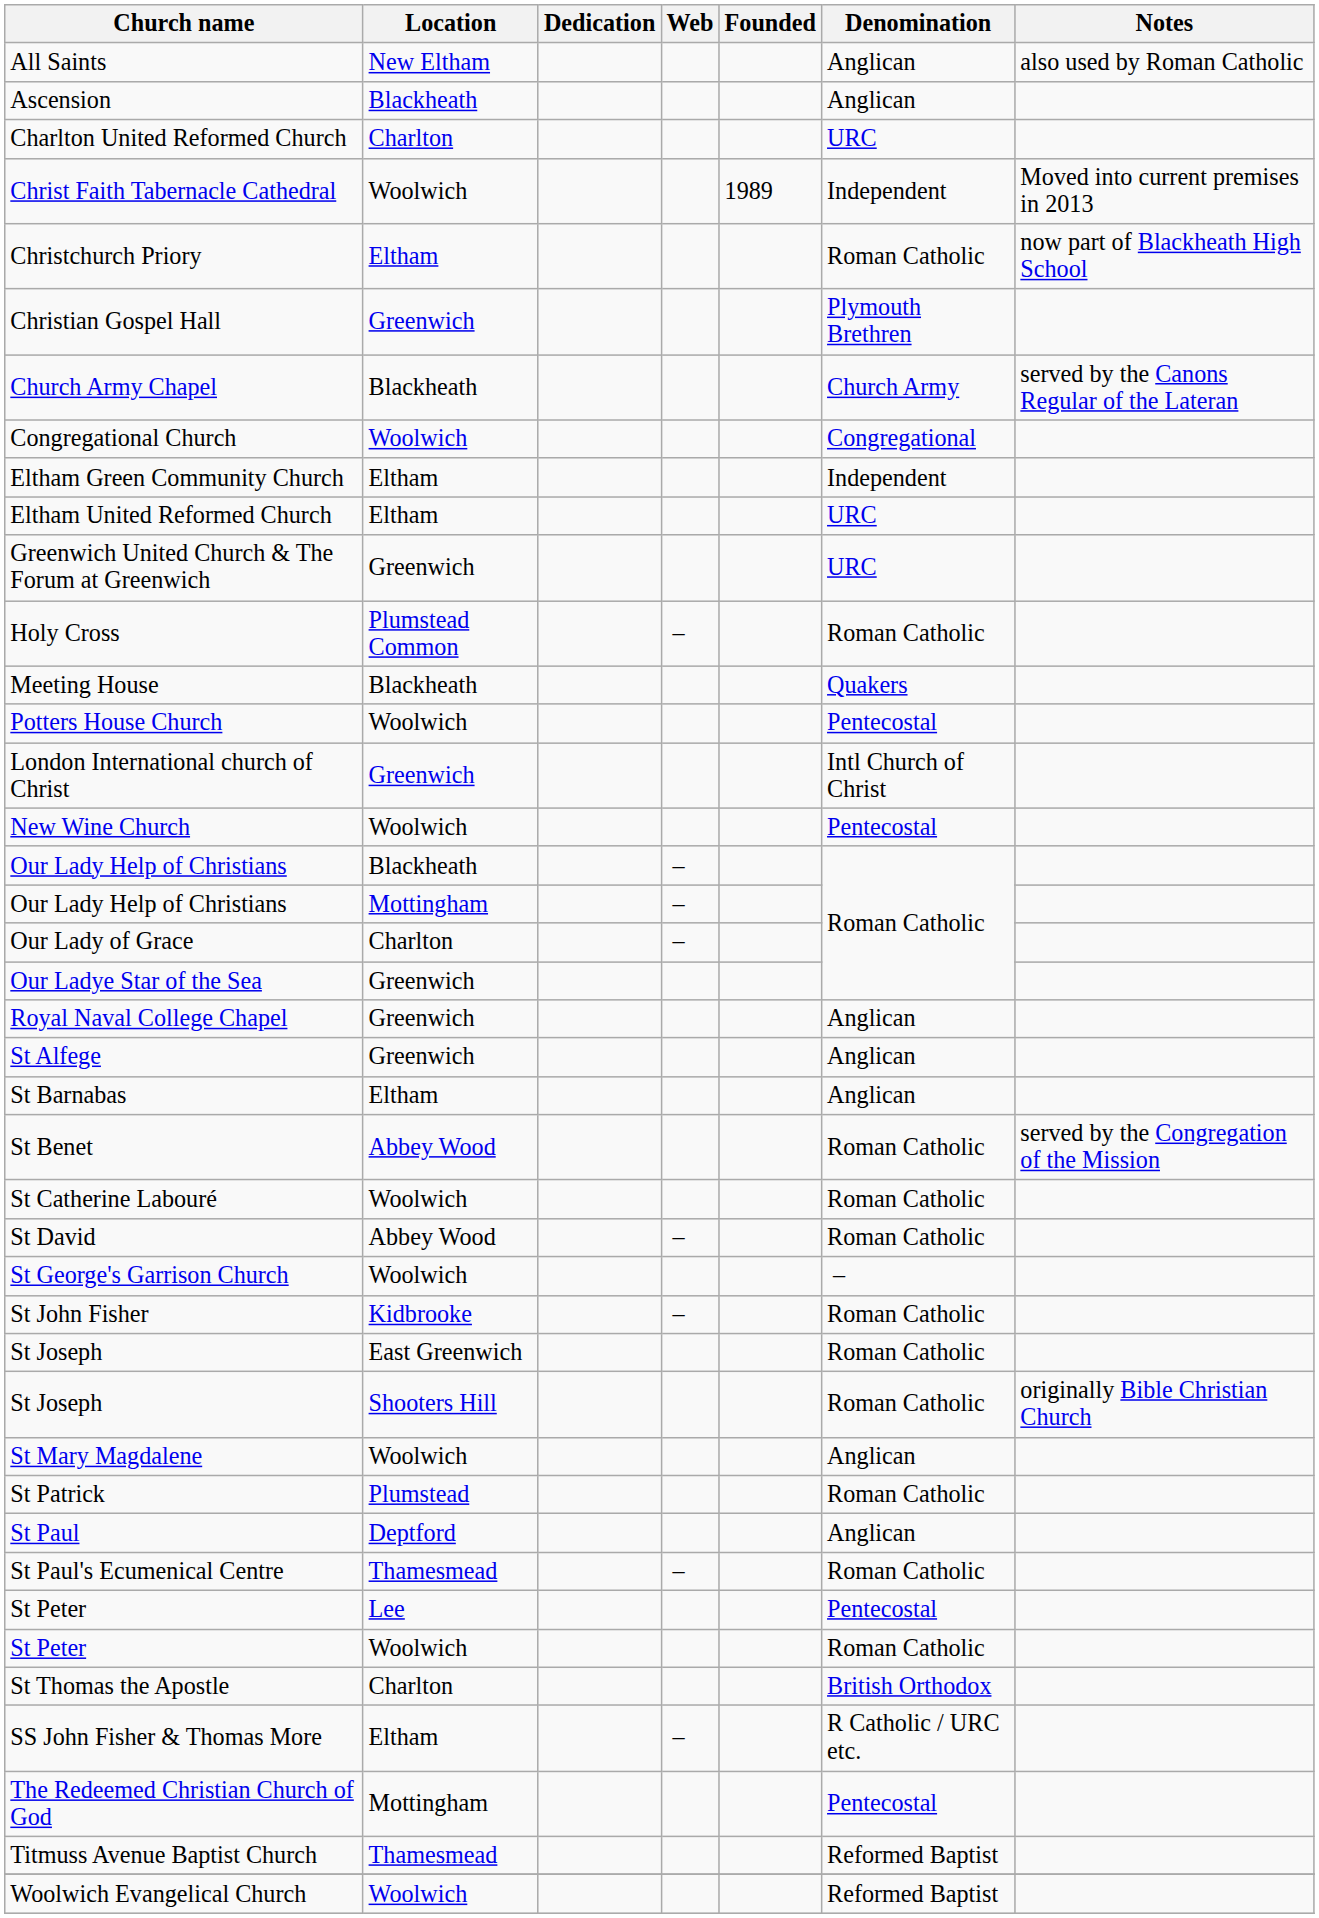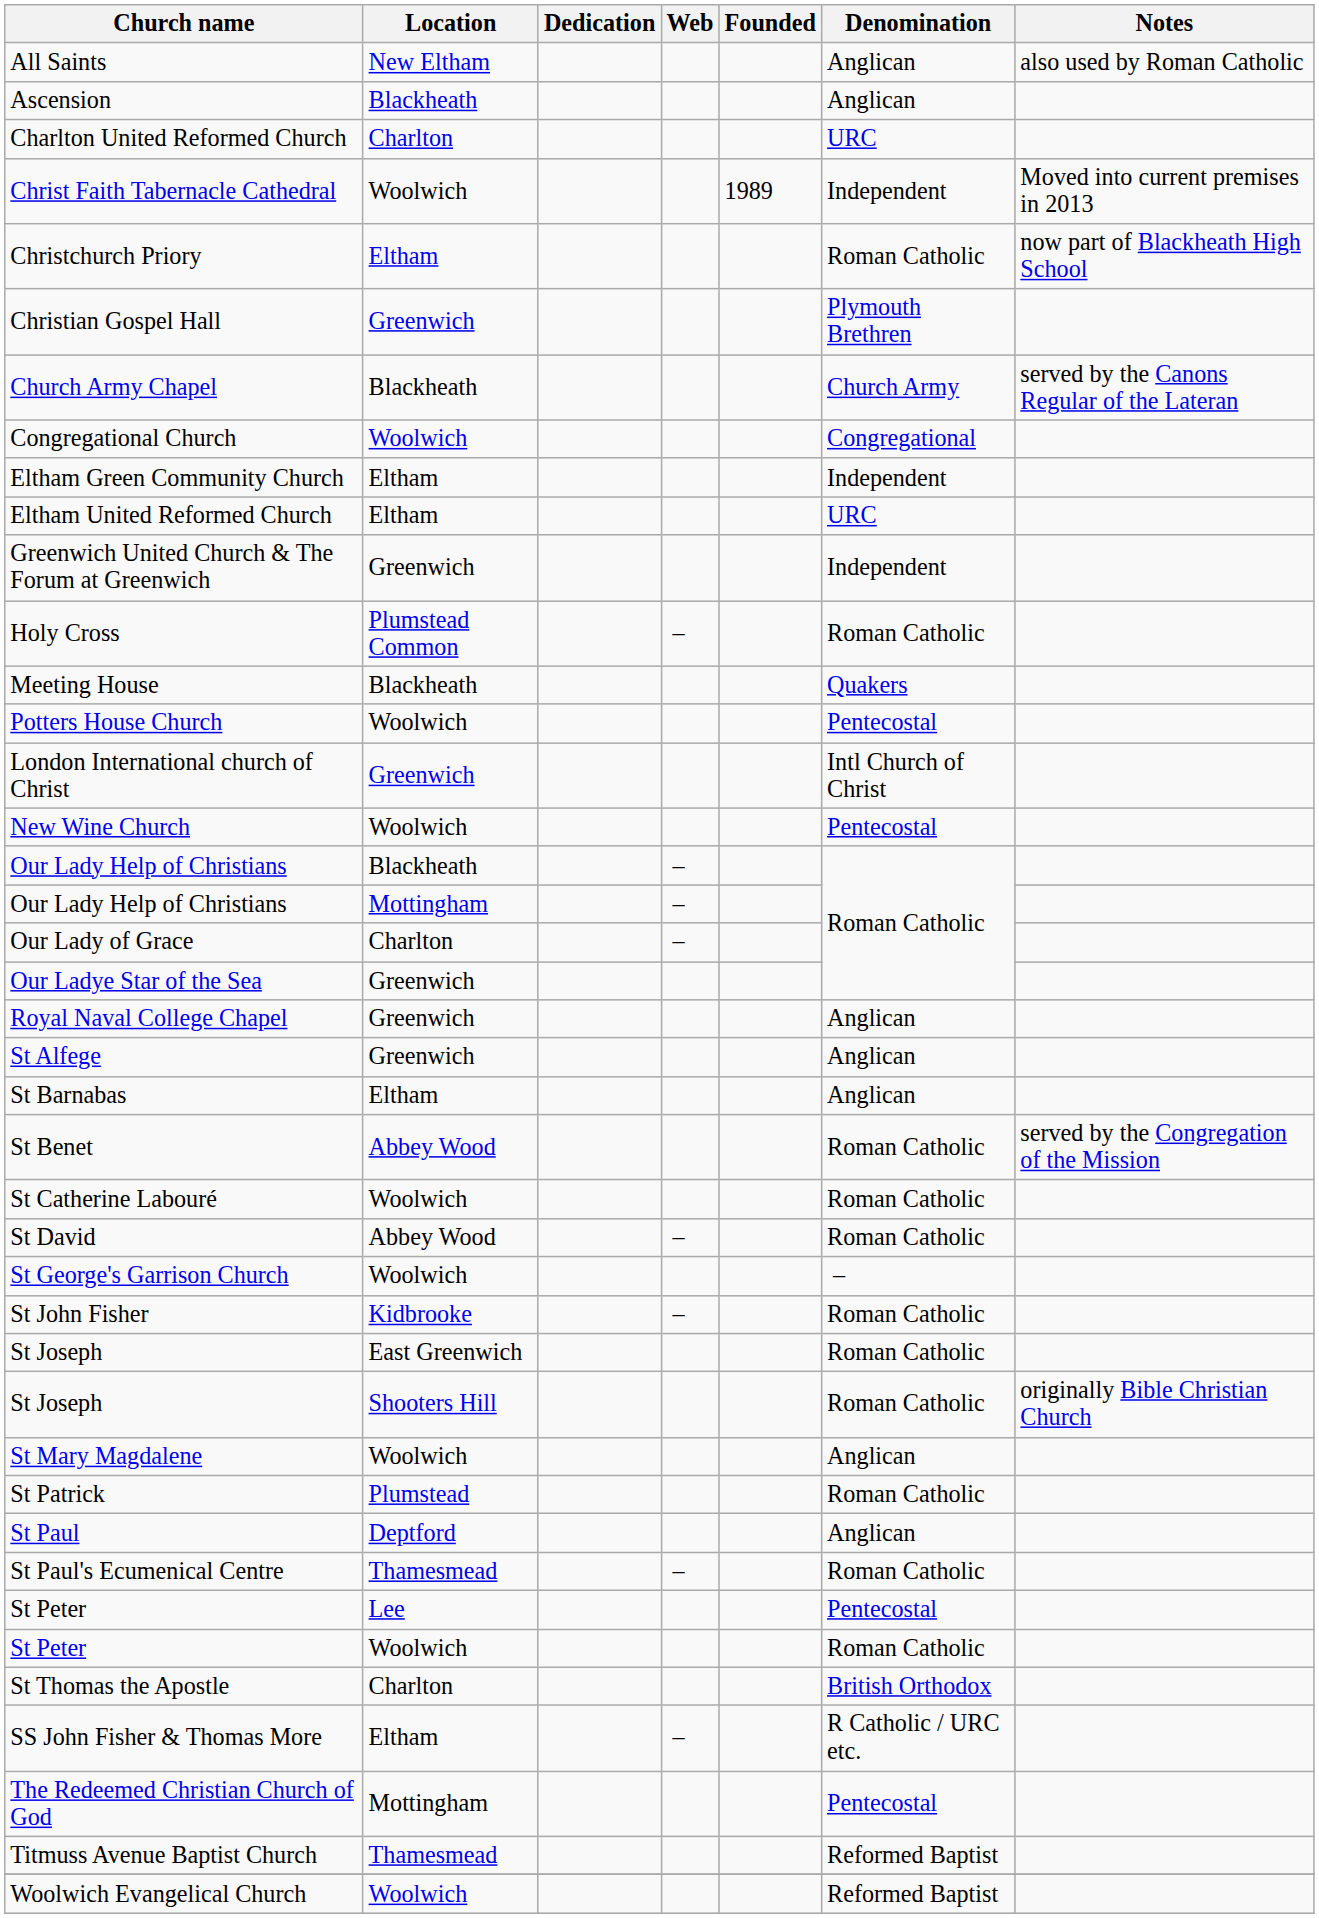(852, 567) URC -> (887, 567) Independent
